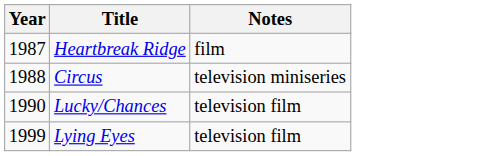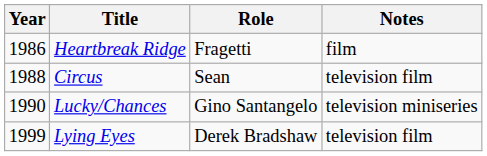+ column: (256, 19)
(27, 48) 1987 -> (27, 48) 1986
(270, 77) television miniseries -> (379, 77) television film
(248, 106) television film -> (402, 106) television miniseries
